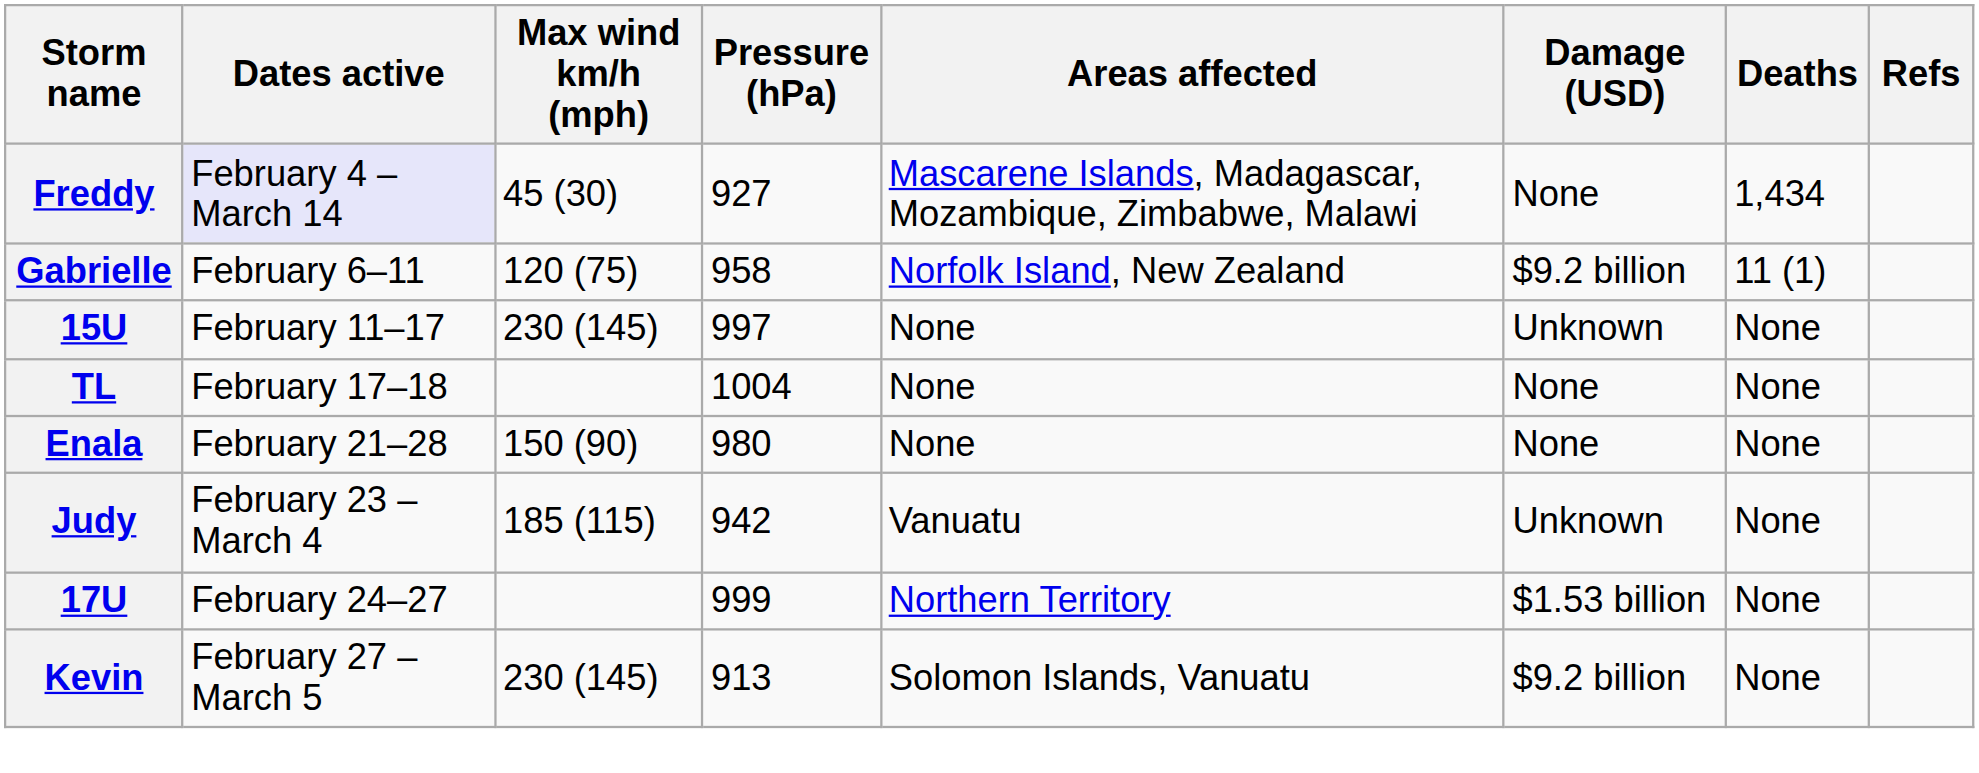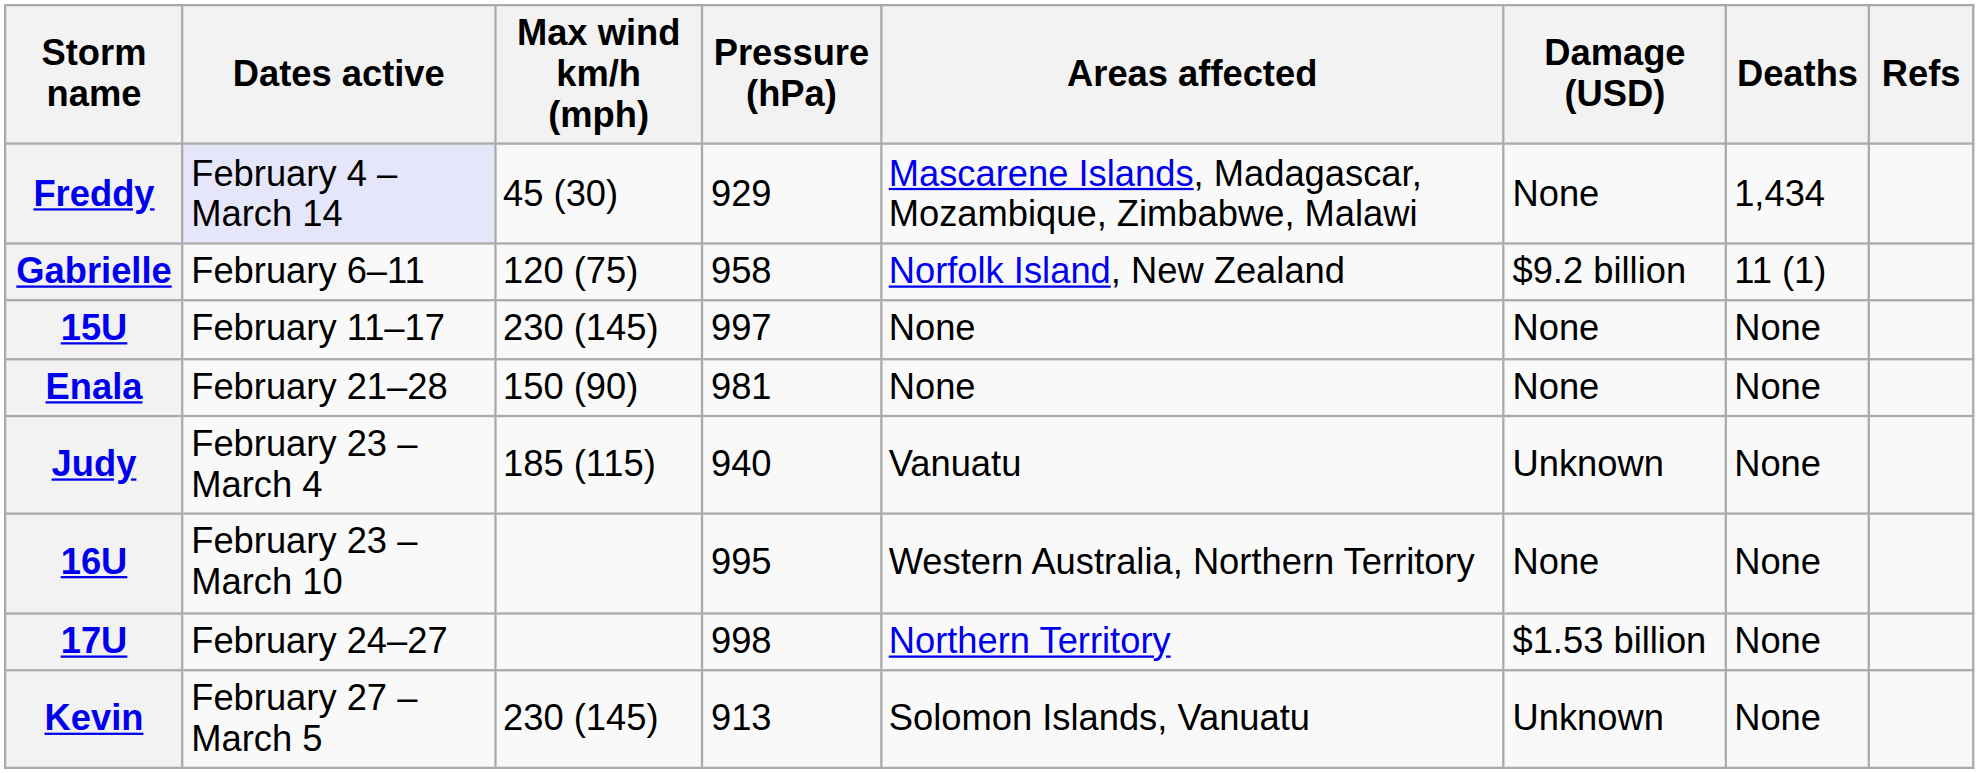(741, 193) 927 -> (741, 193) 929
(1588, 328) Unknown -> (1556, 328) None
- row: (94, 386)
(741, 443) 980 -> (741, 386) 981
(741, 521) 942 -> (741, 464) 940
+ row: (94, 562)
(741, 599) 999 -> (741, 640) 998
(1599, 677) $9.2 billion -> (1588, 718) Unknown
